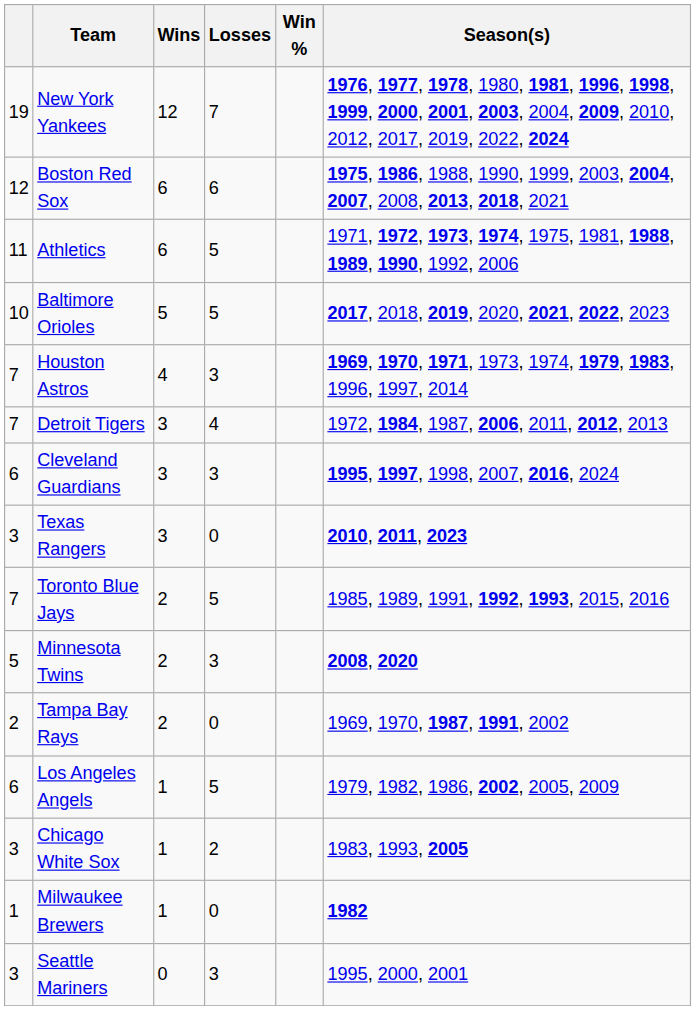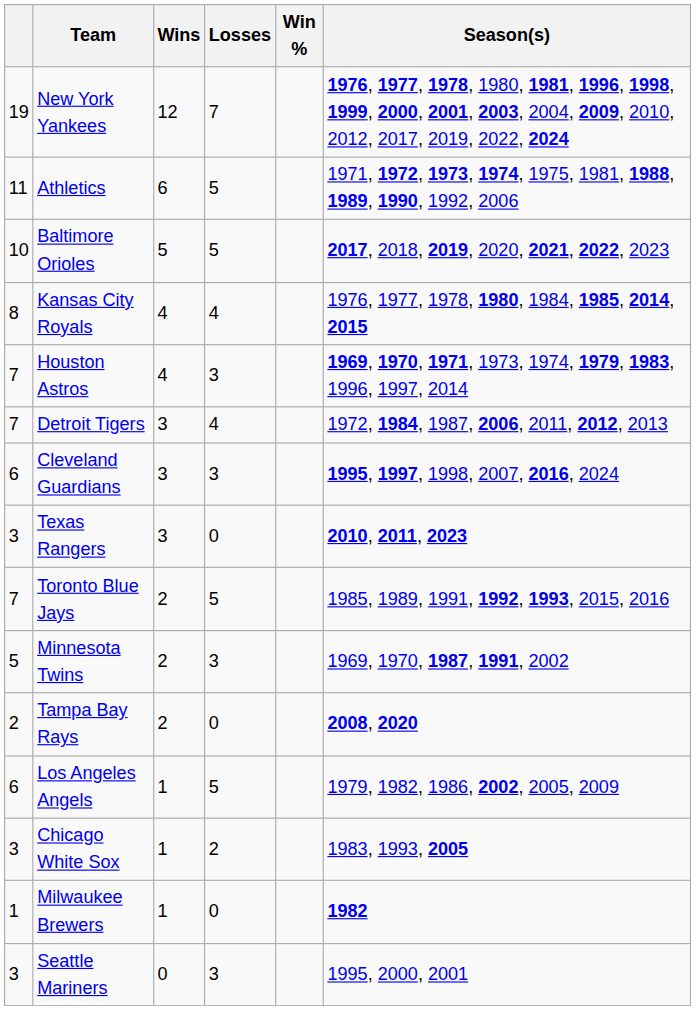- row: (84, 188)
+ row: (85, 313)
(373, 661) 2008, 2020 -> (448, 661) 1969, 1970, 1987, 1991, 2002
(448, 724) 1969, 1970, 1987, 1991, 2002 -> (373, 724) 2008, 2020
